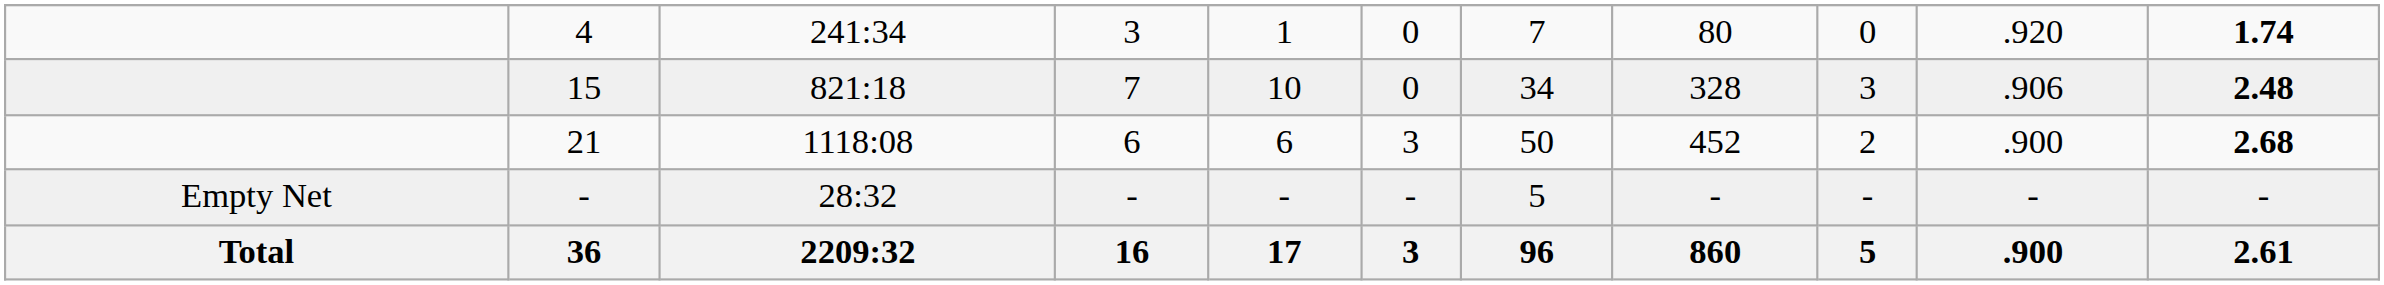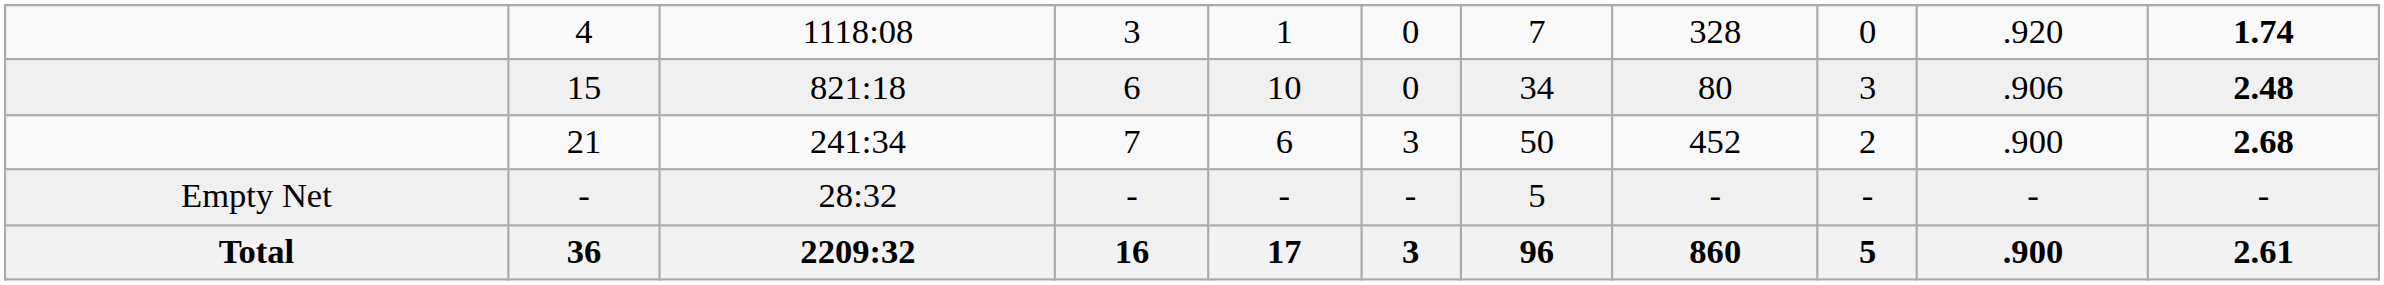(858, 31) 241:34 -> (858, 31) 1118:08
(1715, 31) 80 -> (1715, 31) 328
(1132, 86) 7 -> (1132, 86) 6
(1715, 86) 328 -> (1715, 86) 80
(858, 141) 1118:08 -> (858, 141) 241:34
(1132, 141) 6 -> (1132, 141) 7
